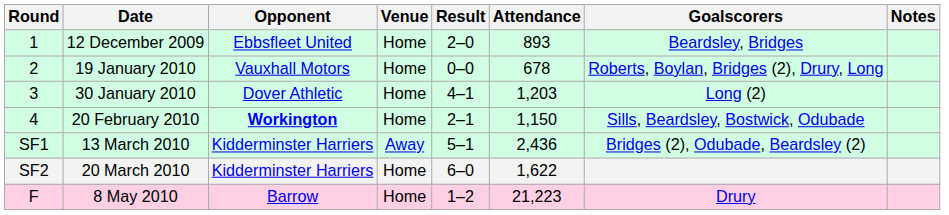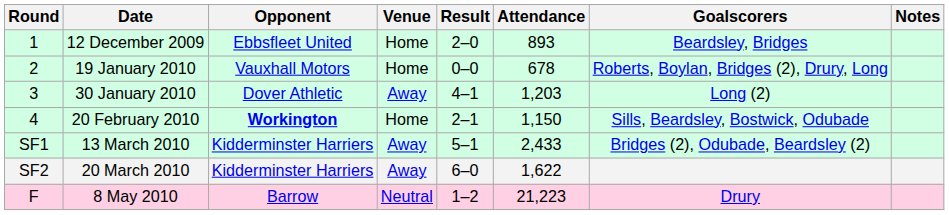(405, 94) Home -> (407, 94) Away
(537, 145) 2,436 -> (541, 145) 2,433
(405, 171) Home -> (407, 171) Away
(405, 196) Home -> (407, 196) Neutral
